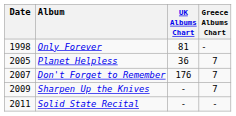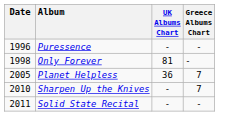+ row: (64, 46)
- row: (102, 75)
(20, 90) 2009 -> (20, 90) 2010
